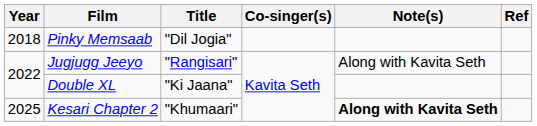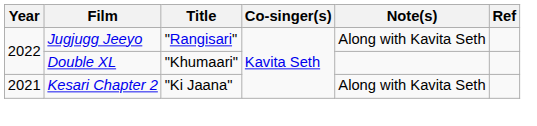- row: (100, 39)
(198, 86) "Ki Jaana" -> (201, 62) "Khumaari"
(24, 109) 2025 -> (24, 86) 2021
(201, 109) "Khumaari" -> (198, 86) "Ki Jaana"
(418, 109) bold -> (412, 86) normal
